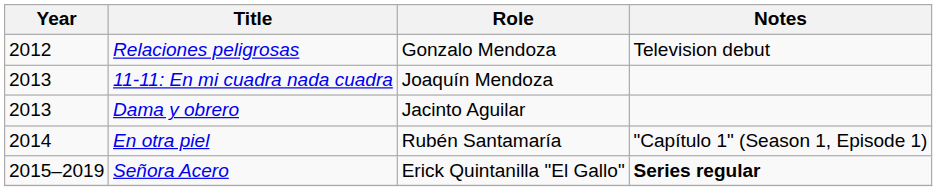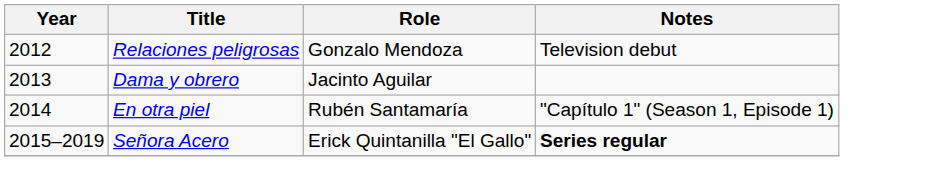- row: (253, 79)
